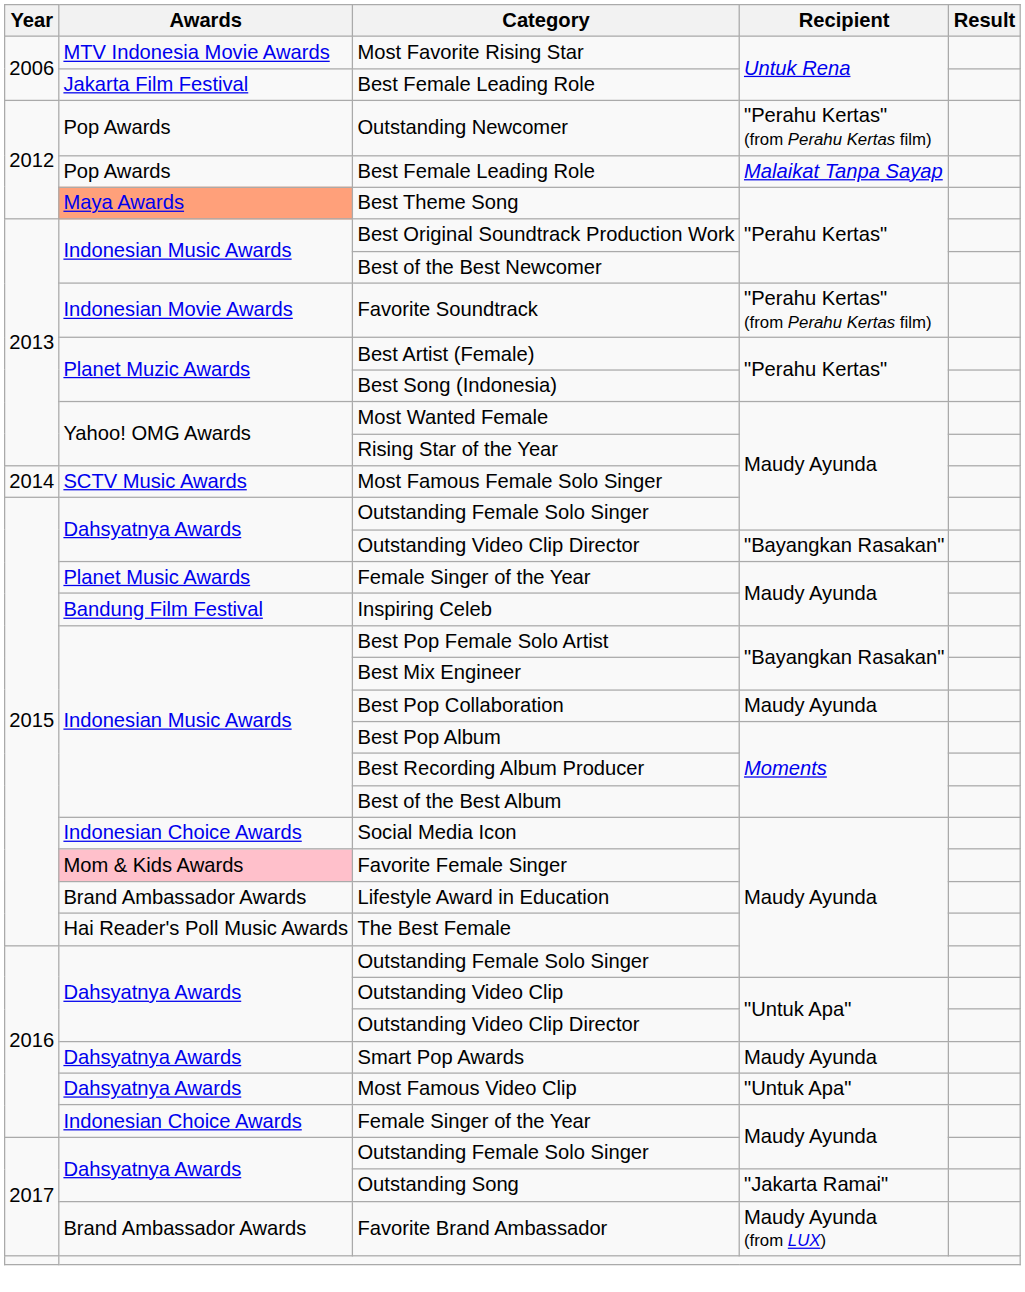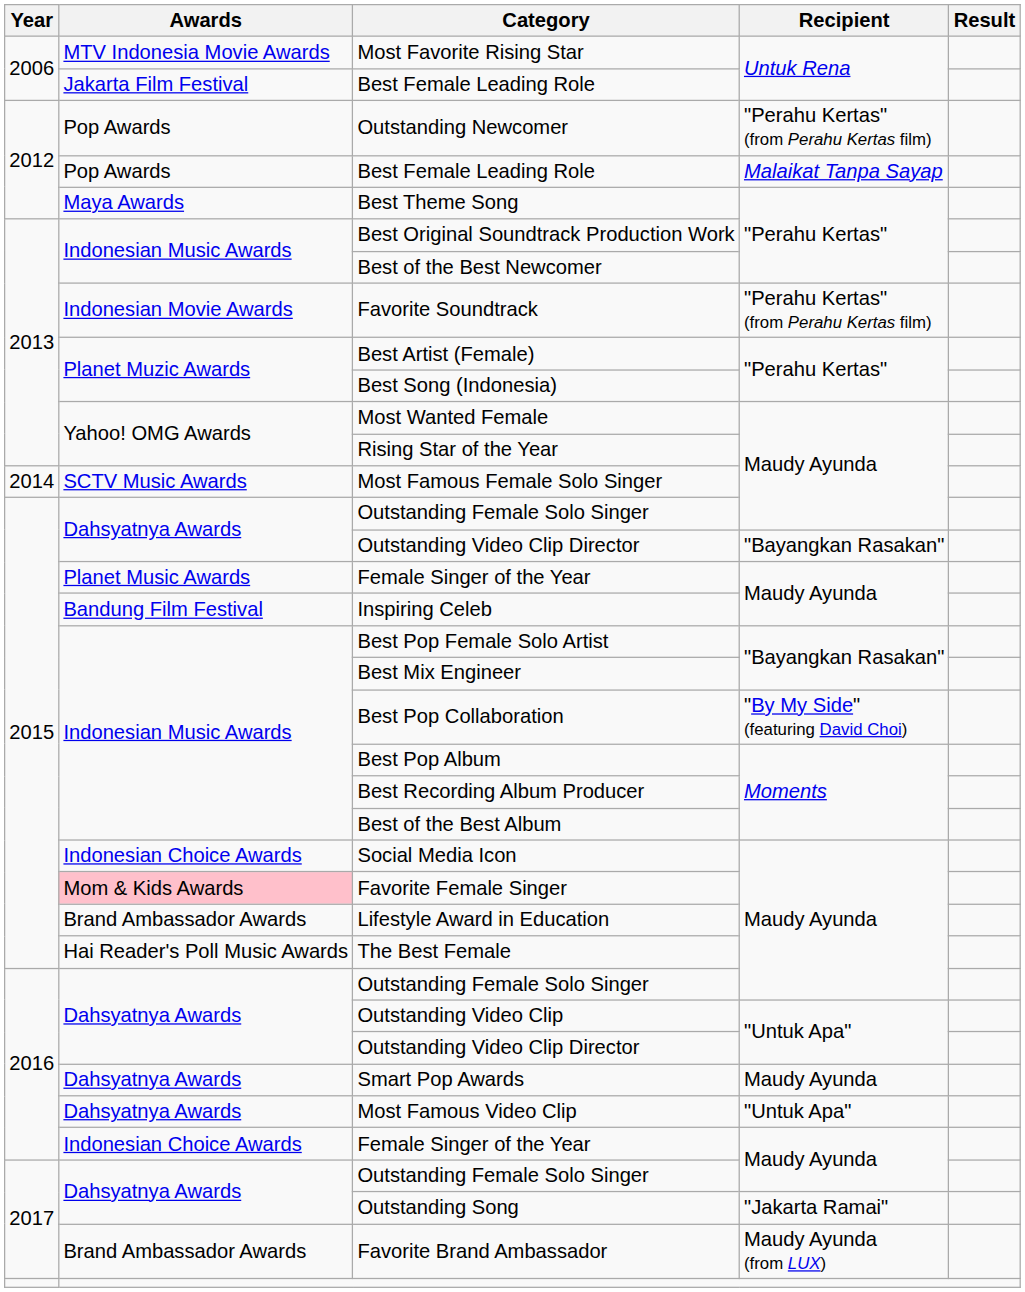(124, 203) lightsalmon background -> (124, 203) no background
(810, 705) Maudy Ayunda -> (826, 716) "By My Side" (featuring David Choi)
